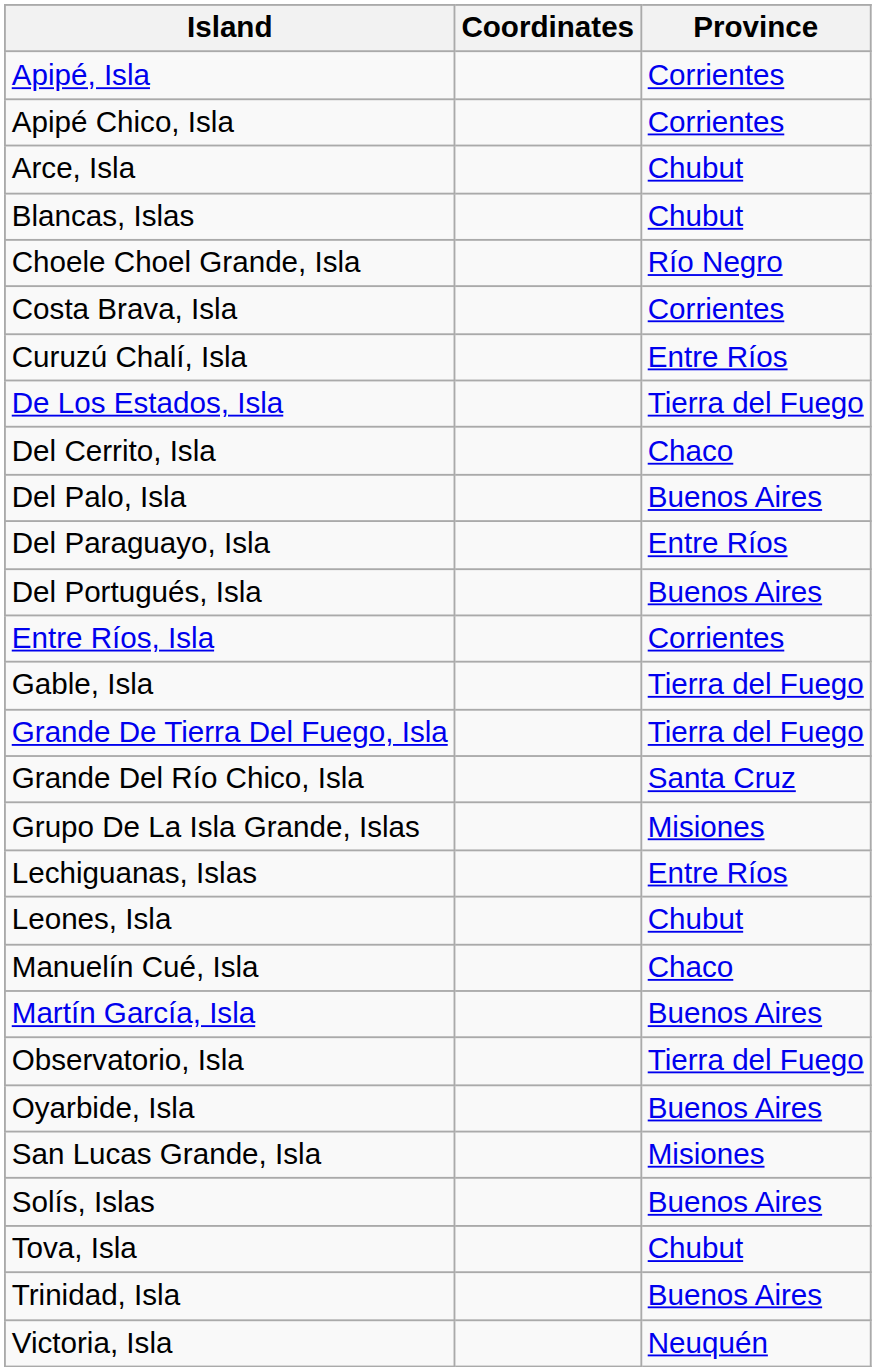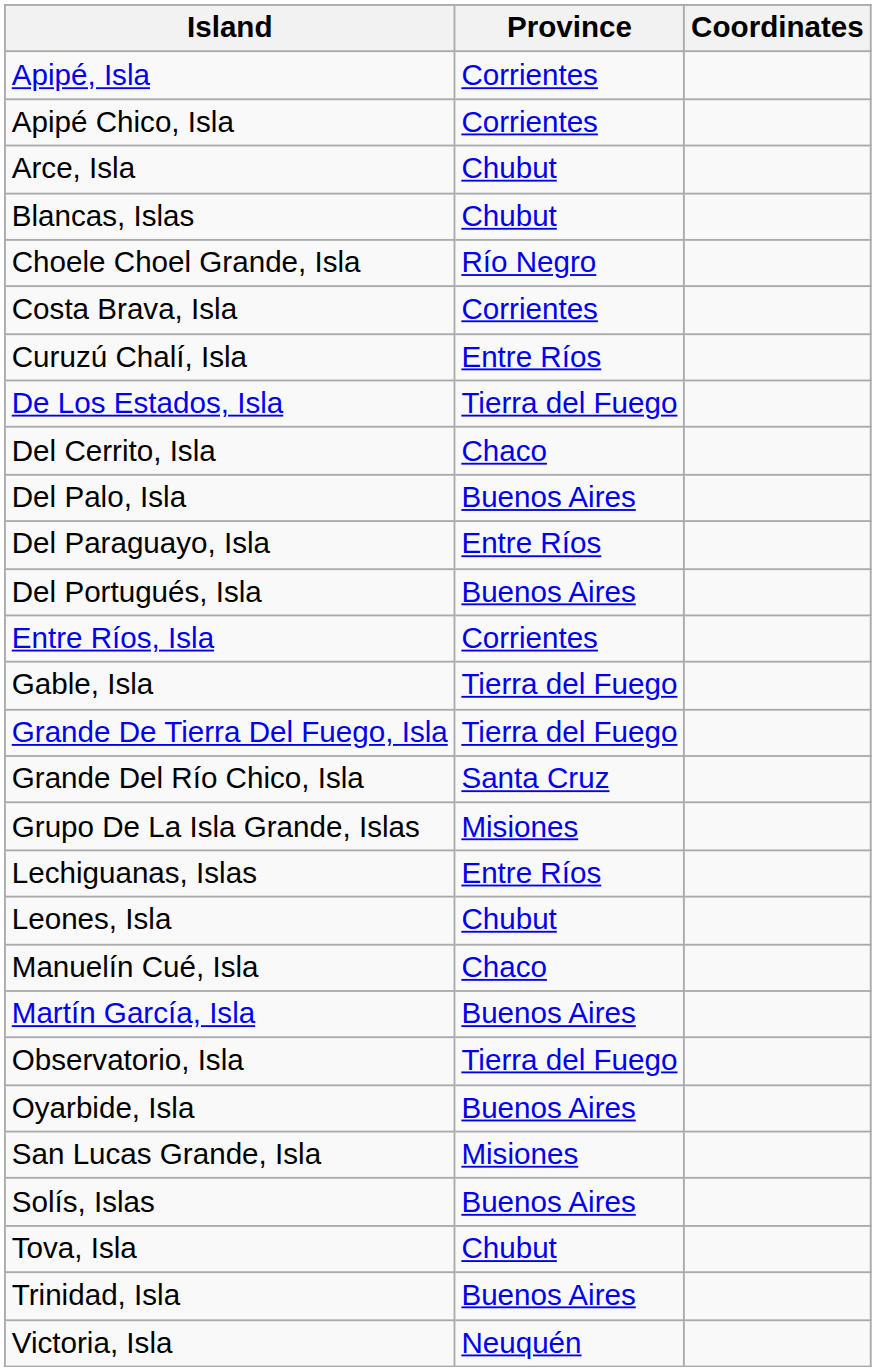columns swapped: (756, 27) <-> (548, 27)
